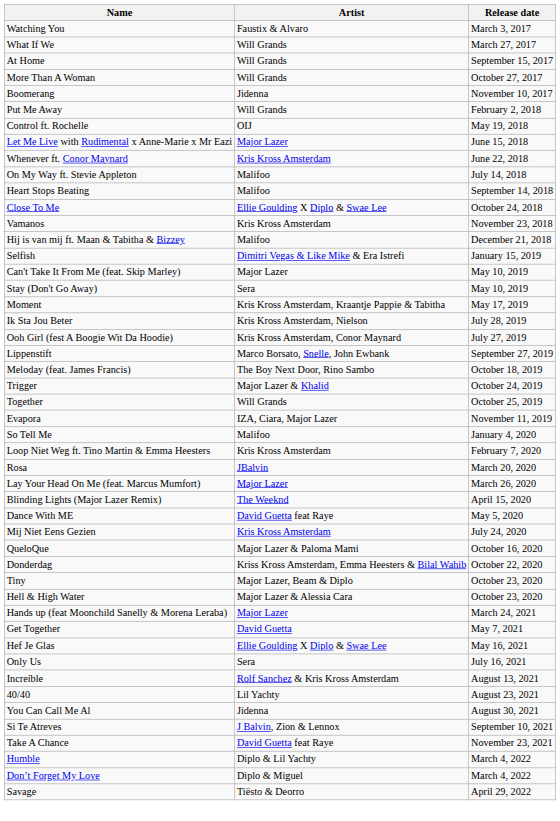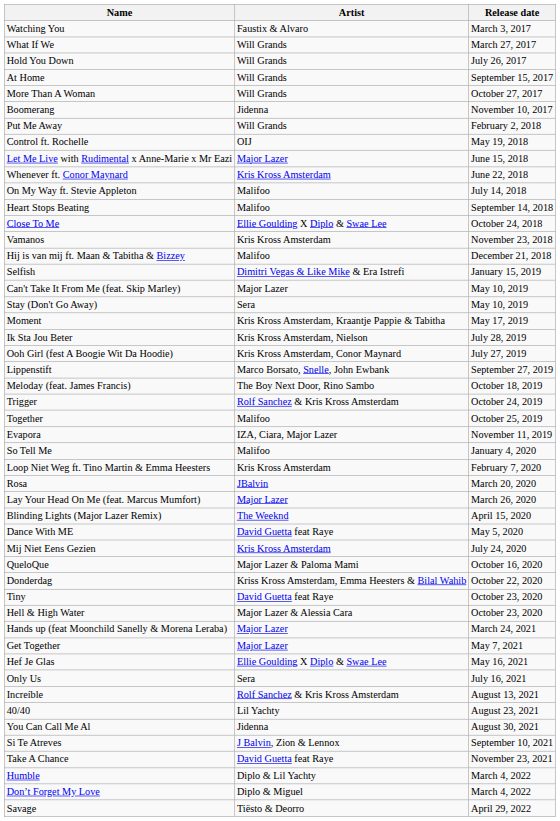+ row: (40, 61)
(283, 386) Major Lazer & Khalid -> (318, 402) Rolf Sanchez & Kris Kross Amsterdam
(262, 402) Will Grands -> (253, 418) Malifoo
(295, 581) Major Lazer, Beam & Diplo -> (285, 597) David Guetta feat Raye
(264, 629) David Guetta -> (262, 645) Major Lazer
